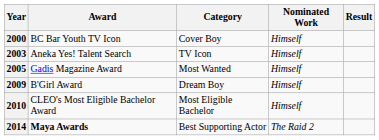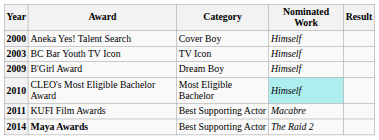(76, 38) BC Bar Youth TV Icon -> (81, 38) Aneka Yes! Talent Search
(81, 54) Aneka Yes! Talent Search -> (76, 54) BC Bar Youth TV Icon
- row: (16, 69)
(286, 106) no background -> (286, 90) paleturquoise background
+ row: (16, 111)
